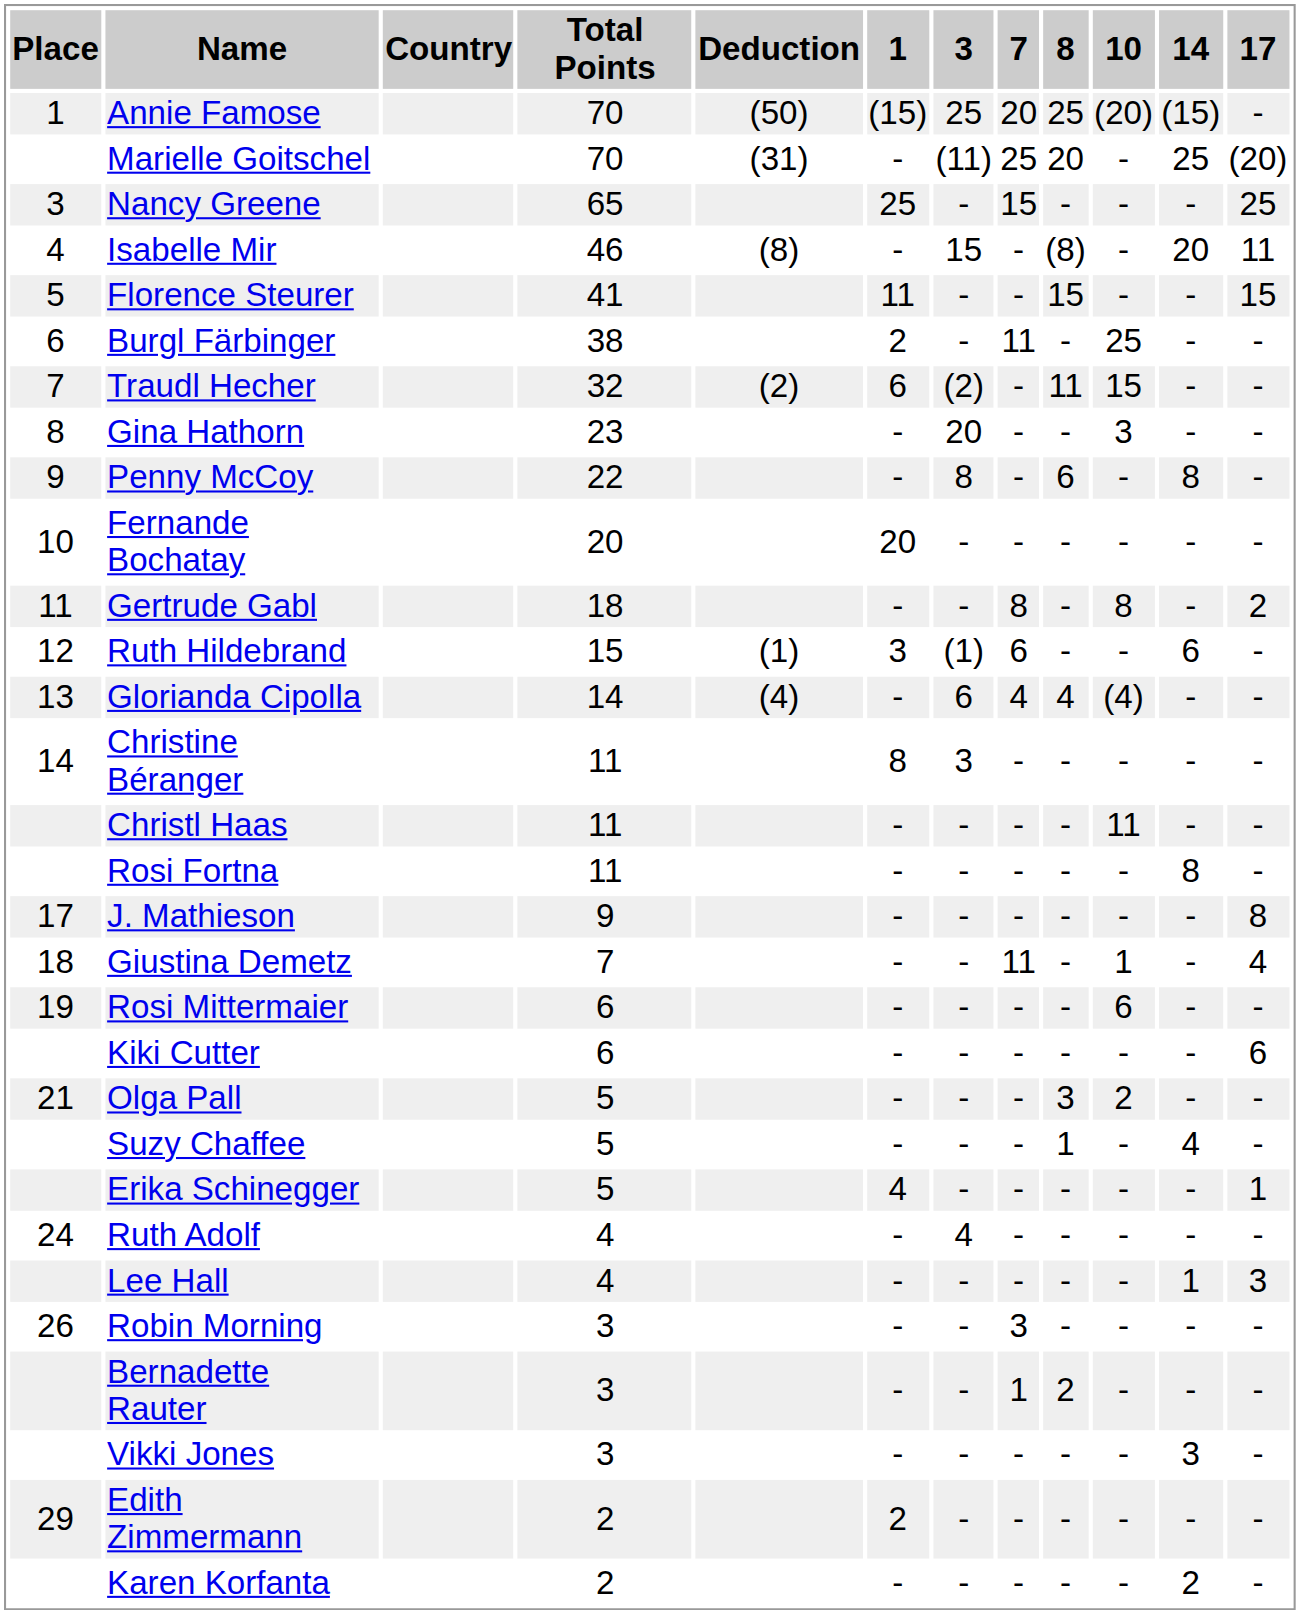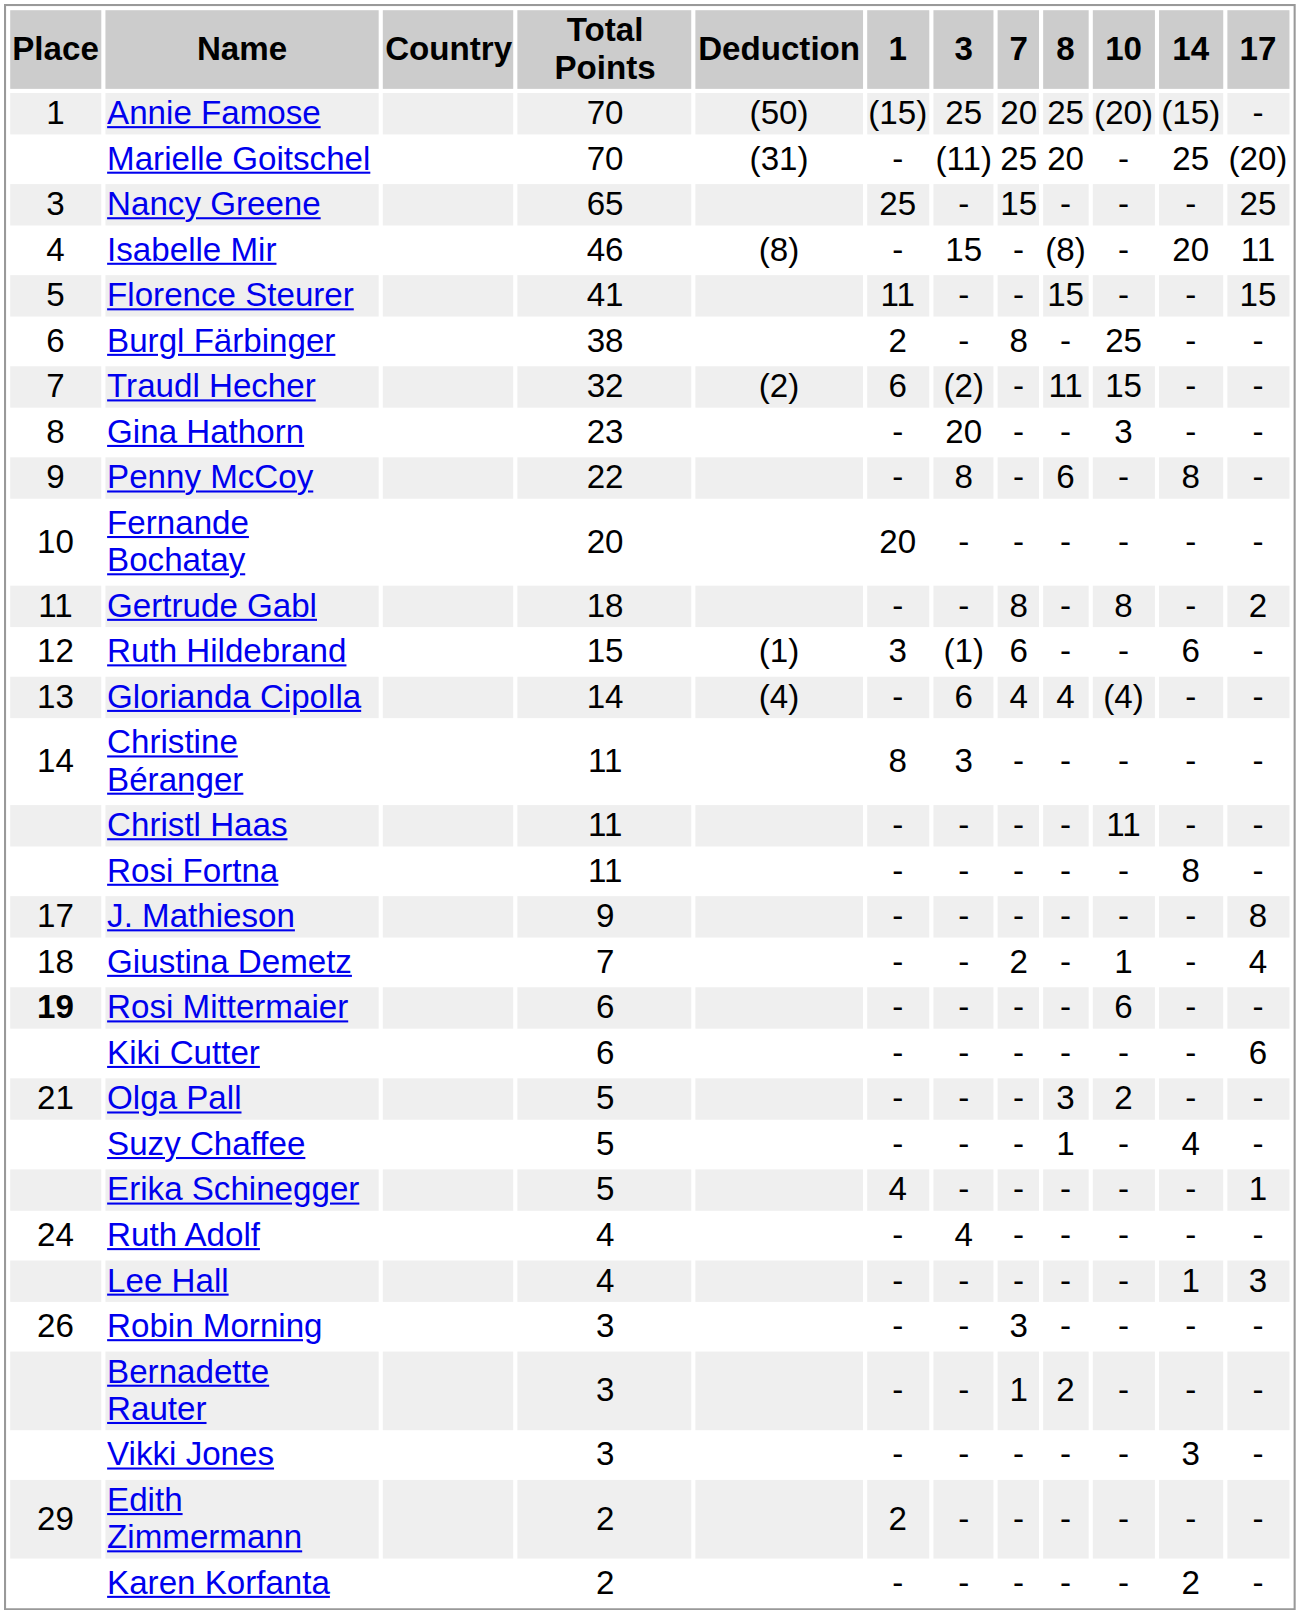(1019, 340) 11 -> (1019, 340) 8
(1019, 961) 11 -> (1019, 961) 2
(56, 1007) normal -> (56, 1007) bold
